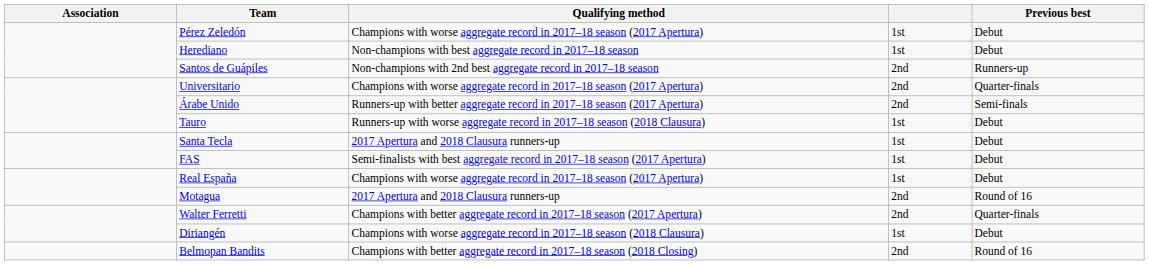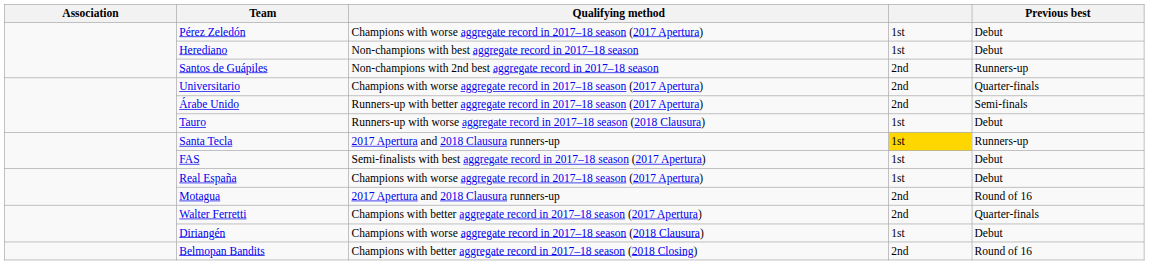(898, 141) no background -> (898, 141) gold background
(989, 141) Debut -> (1001, 141) Runners-up
